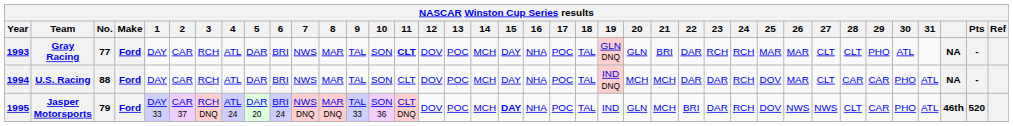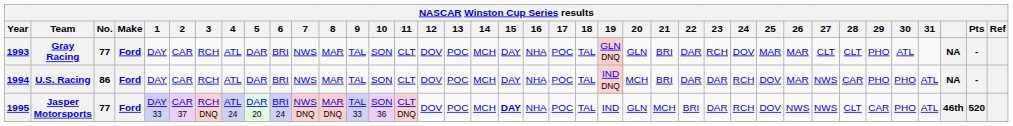(407, 51) bold -> (407, 51) normal
(744, 51) RCH -> (744, 51) DOV
(105, 79) 88 -> (105, 79) 86
(665, 79) MCH -> (664, 79) BRI
(826, 79) CLT -> (826, 79) NWS
(879, 79) CAR -> (879, 79) PHO
(105, 107) 79 -> (105, 107) 77
